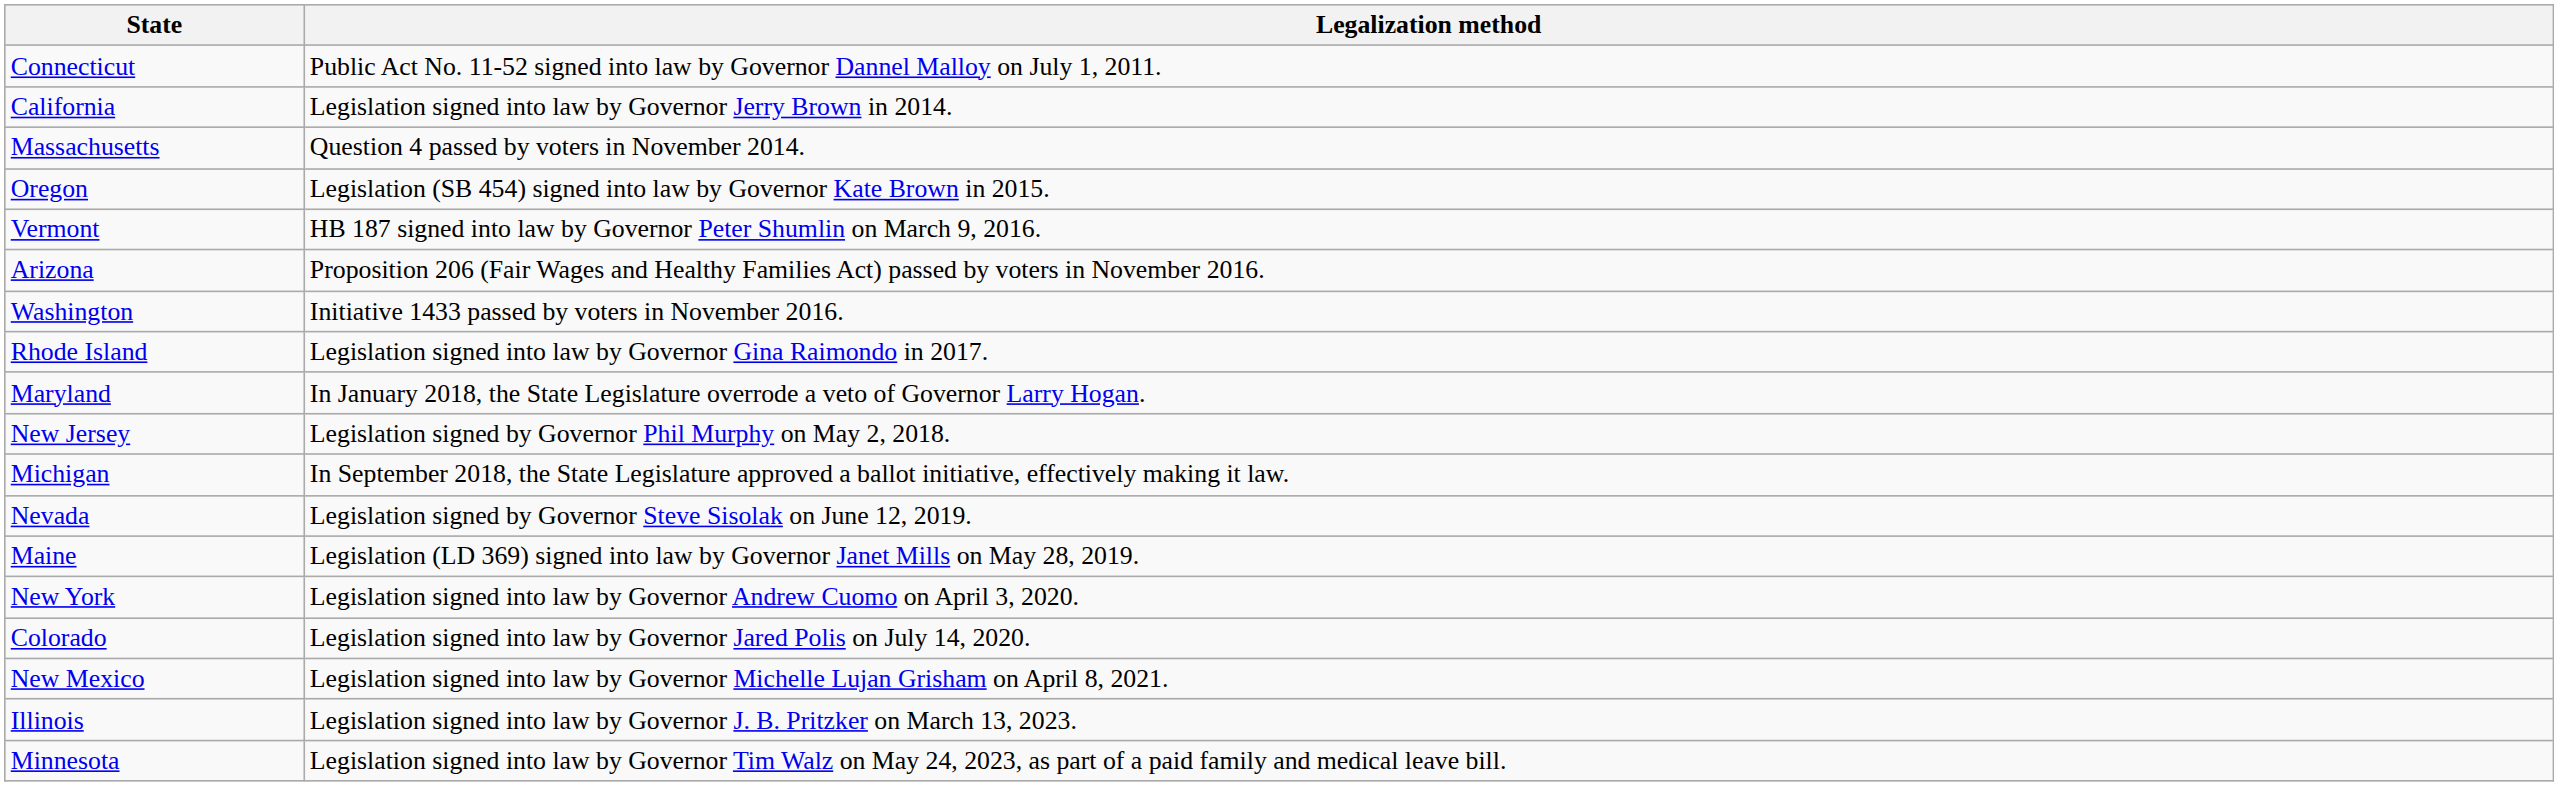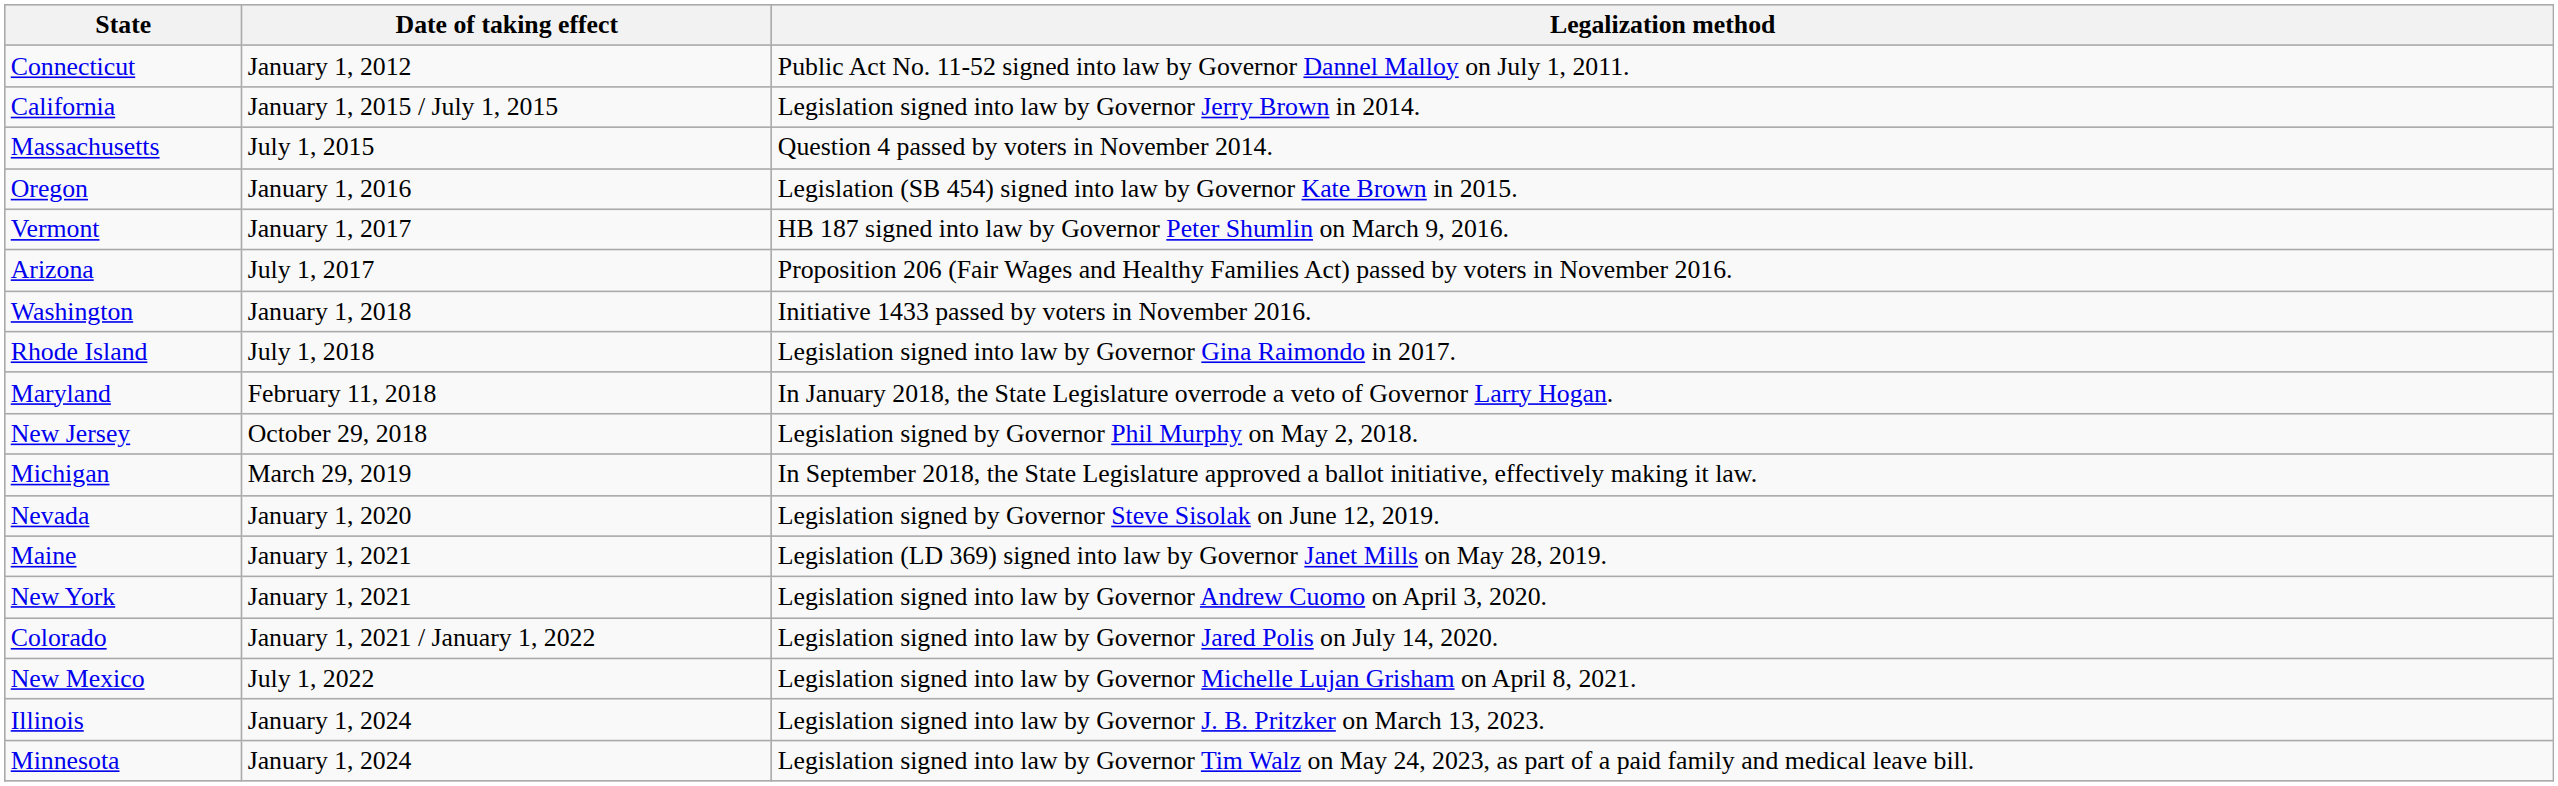+ column: (507, 24)
